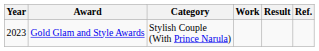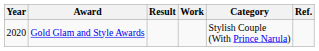columns swapped: (190, 12) <-> (277, 12)
(16, 33) 2023 -> (16, 33) 2020
